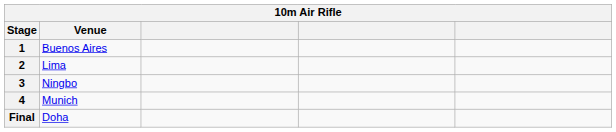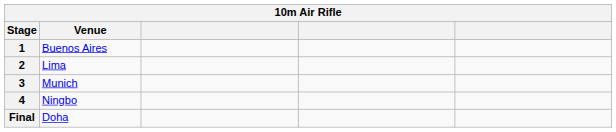(60, 83) Ningbo -> (60, 83) Munich
(60, 100) Munich -> (60, 100) Ningbo
